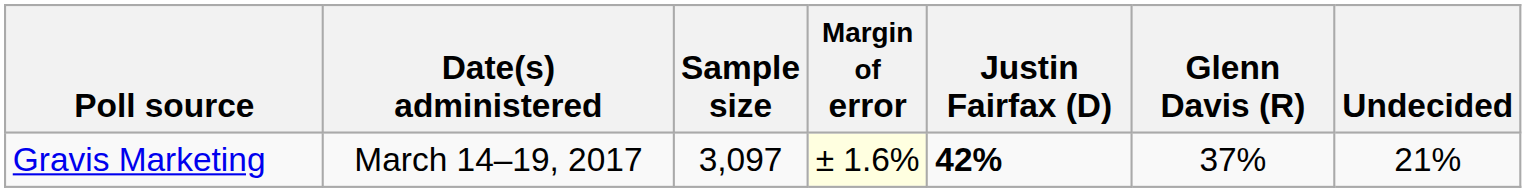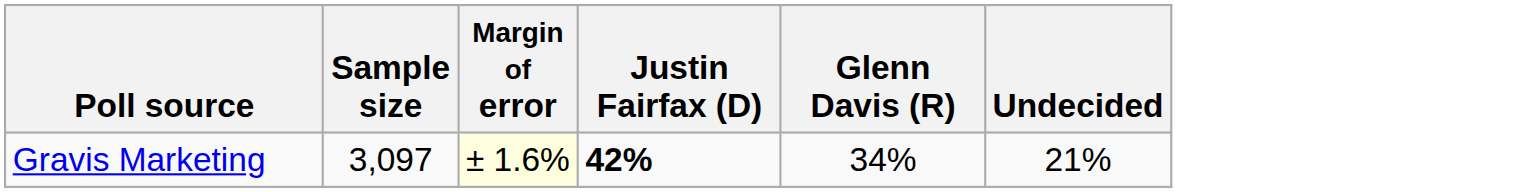- column: (498, 87)
(1233, 159) 37% -> (883, 159) 34%
